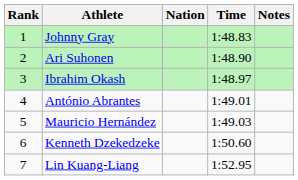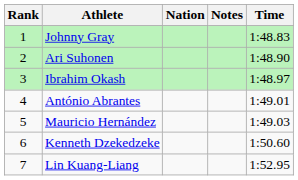columns swapped: (231, 15) <-> (274, 15)
